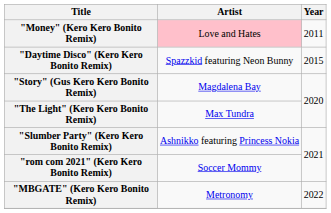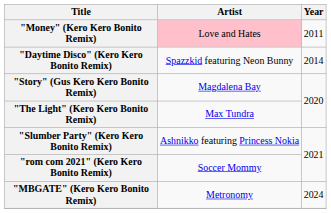(314, 60) 2015 -> (314, 60) 2014
(314, 195) 2022 -> (314, 195) 2024
